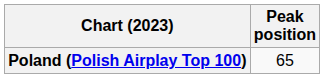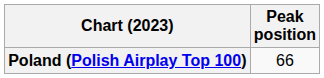(285, 60) 65 -> (285, 60) 66
